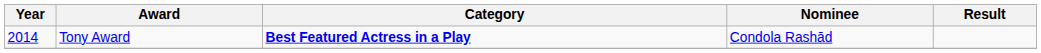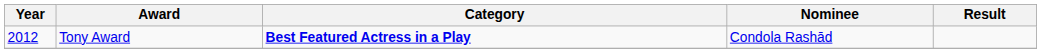(23, 37) 2014 -> (23, 37) 2012
